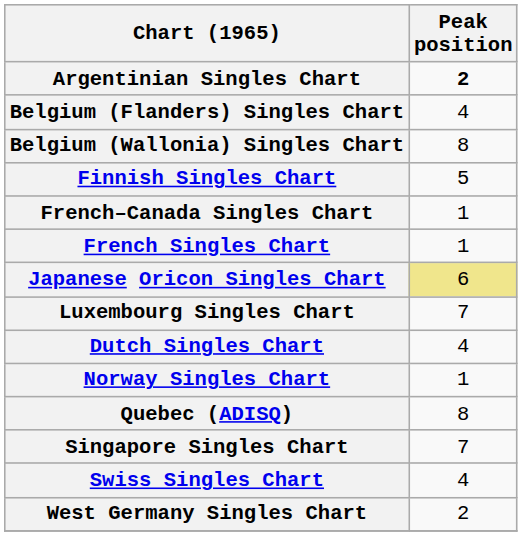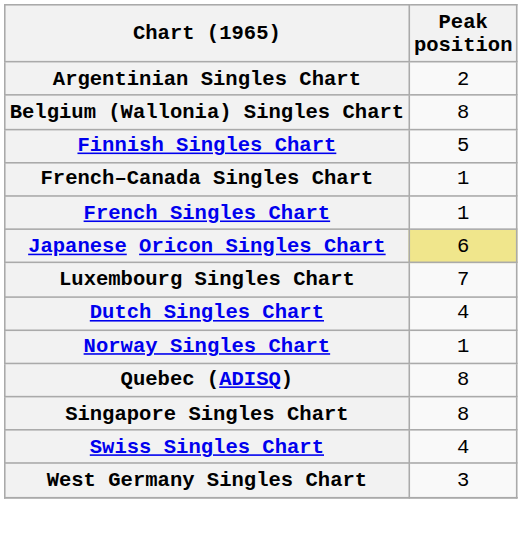(463, 79) bold -> (463, 79) normal
- row: (207, 112)
(463, 447) 7 -> (463, 413) 8
(463, 514) 2 -> (463, 480) 3
